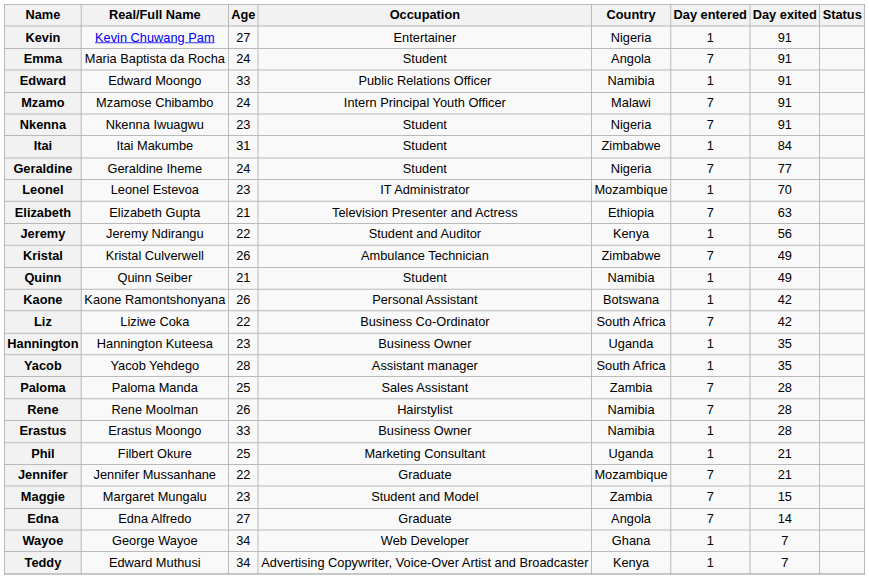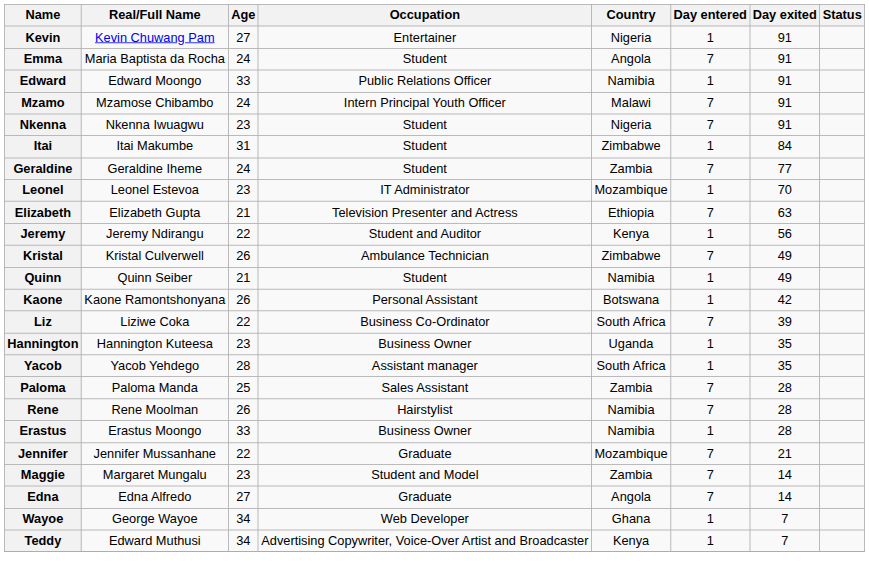(631, 168) Nigeria -> (631, 168) Zambia
(785, 322) 42 -> (785, 322) 39
- row: (43, 453)
(785, 497) 15 -> (785, 475) 14
